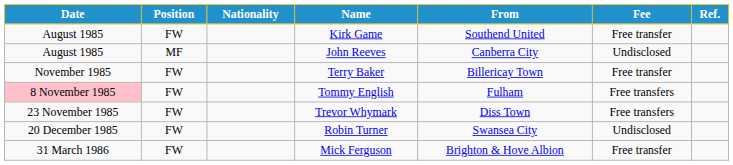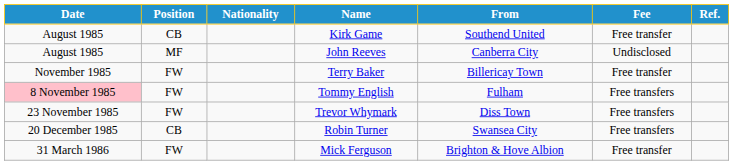(174, 34) FW -> (174, 34) CB
(174, 131) FW -> (174, 131) CB
(642, 131) Undisclosed -> (642, 131) Free transfers
